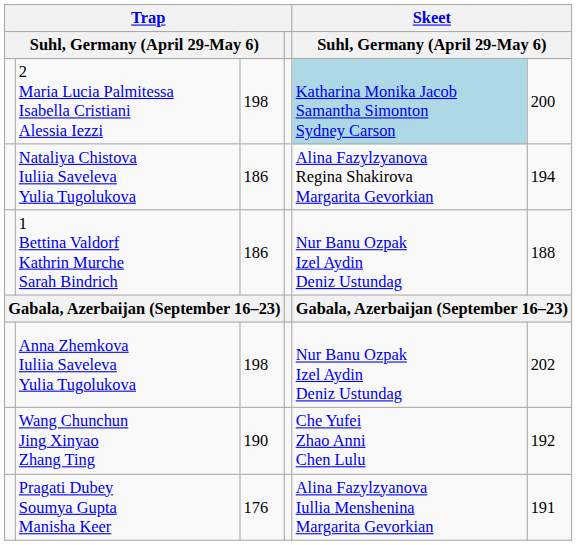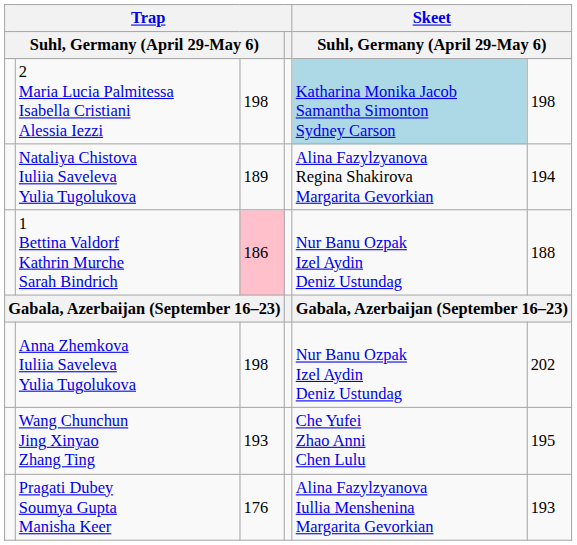(543, 101) 200 -> (543, 101) 198
(256, 177) 186 -> (256, 177) 189
(256, 252) no background -> (256, 252) pink background
(256, 440) 190 -> (256, 440) 193
(543, 440) 192 -> (543, 440) 195
(543, 506) 191 -> (543, 506) 193
